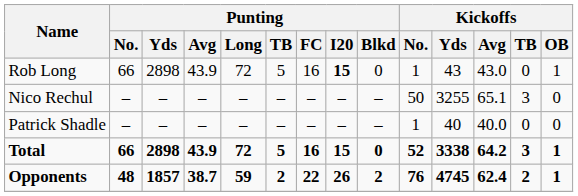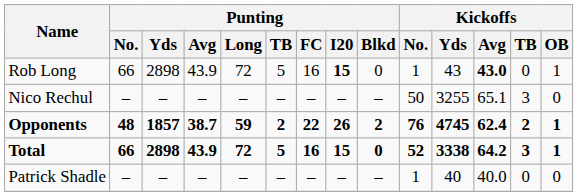(492, 71) normal -> (492, 71) bold
rows swapped: (57, 124) <-> (48, 177)
